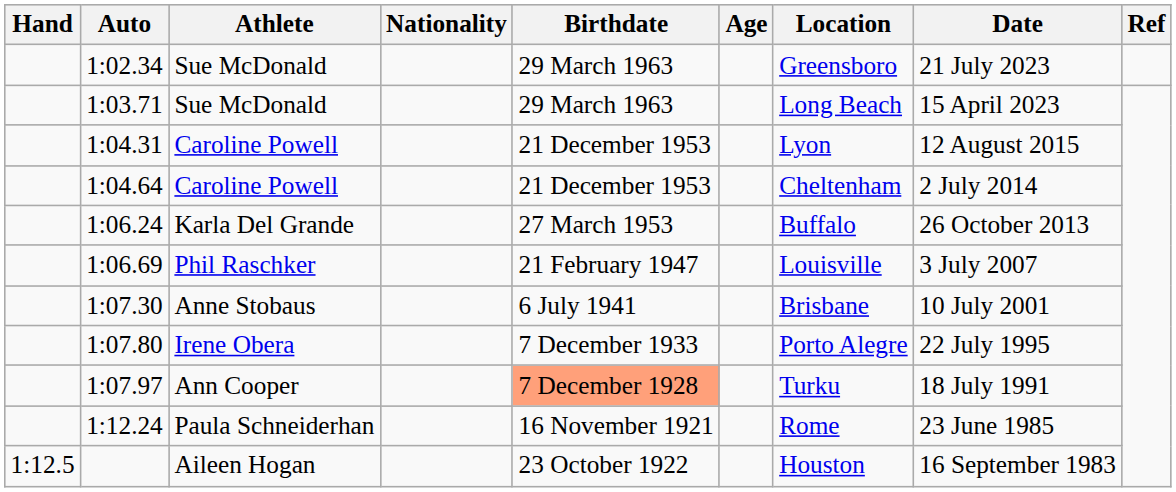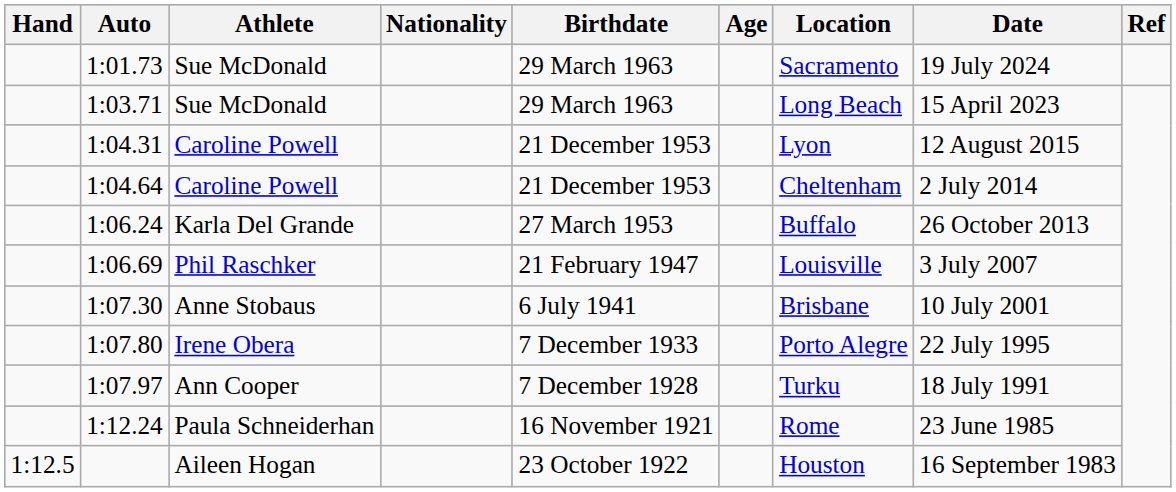+ row: (124, 64)
- row: (124, 64)
(608, 385) lightsalmon background -> (608, 385) no background
